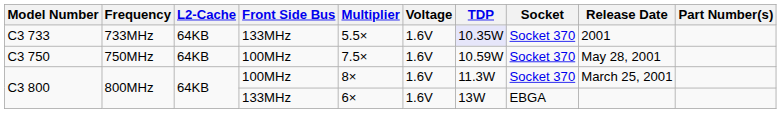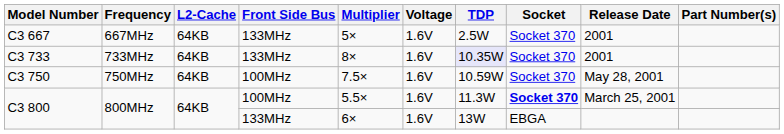+ row: (29, 35)
(354, 35) 5.5× -> (349, 56) 8×
(349, 77) 8× -> (354, 98) 5.5×
(542, 77) normal -> (544, 98) bold
